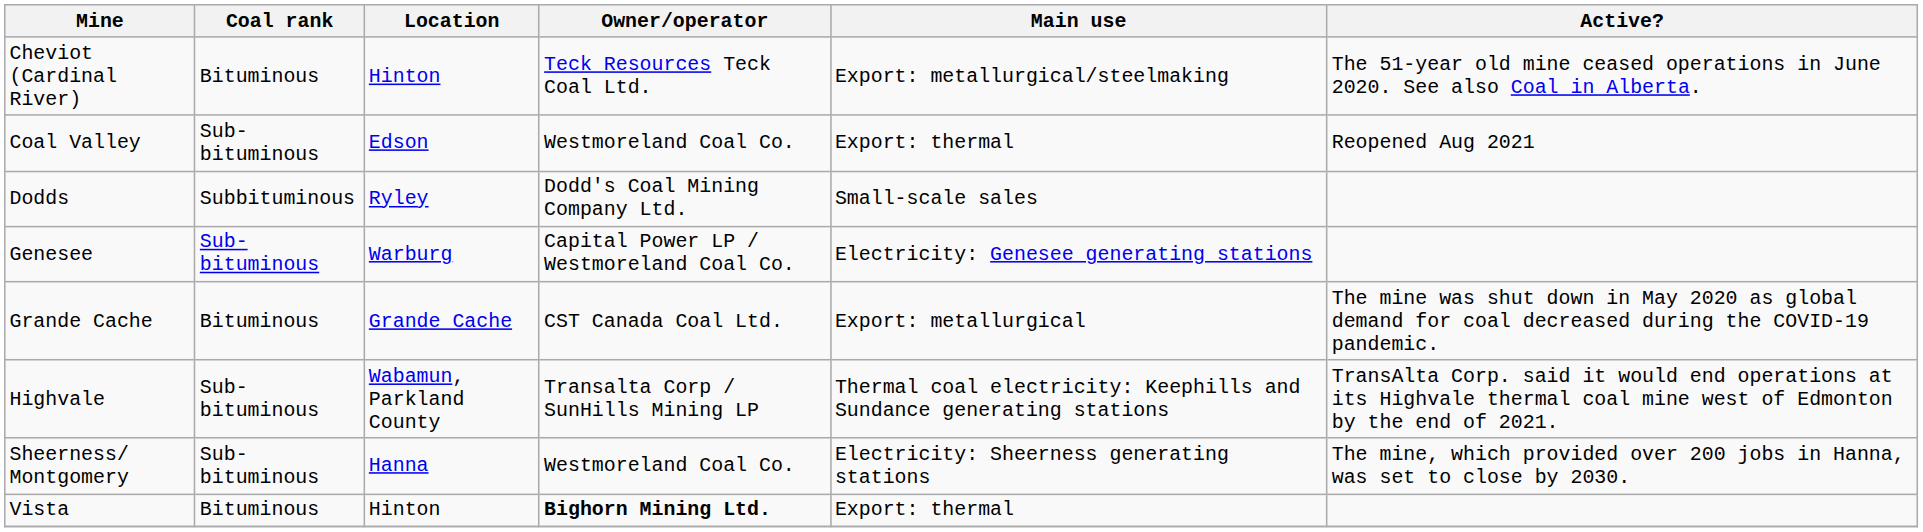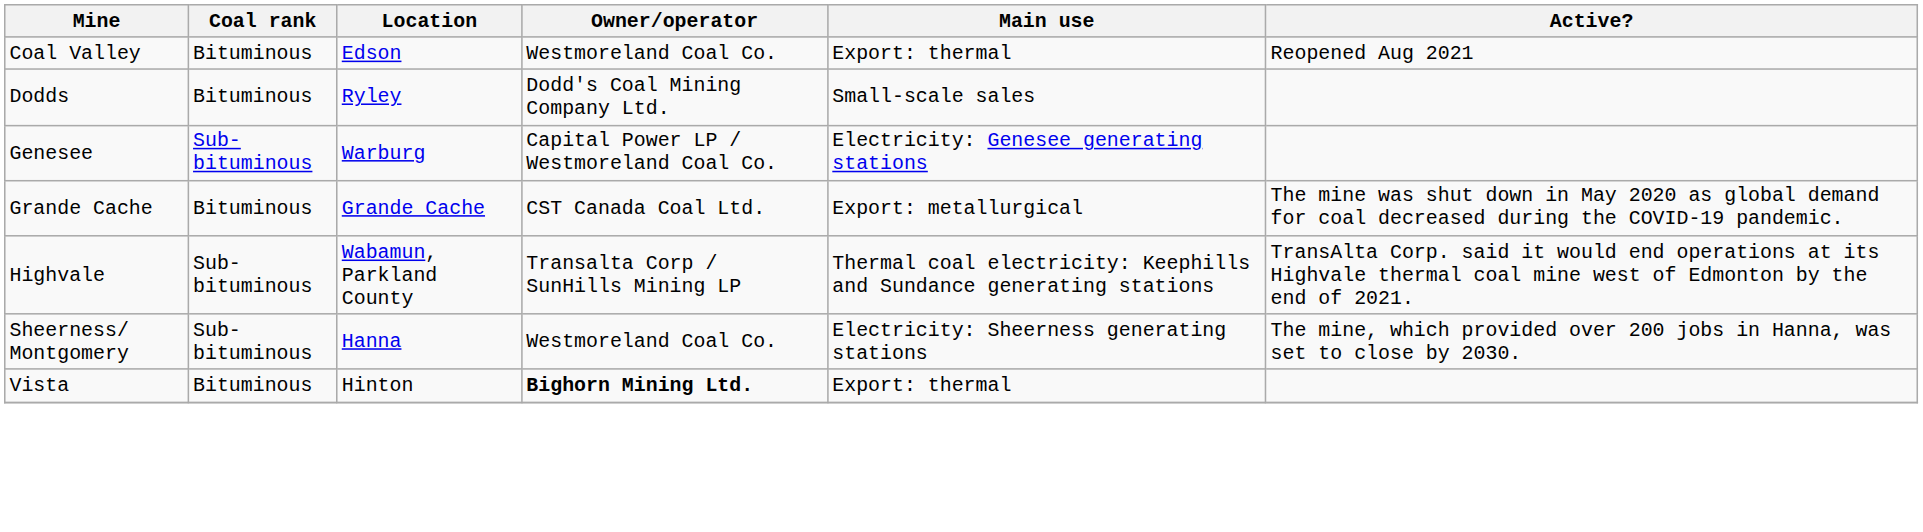- row: (63, 76)
(260, 143) Sub-bituminous -> (253, 53) Bituminous
(277, 199) Subbituminous -> (253, 97) Bituminous
